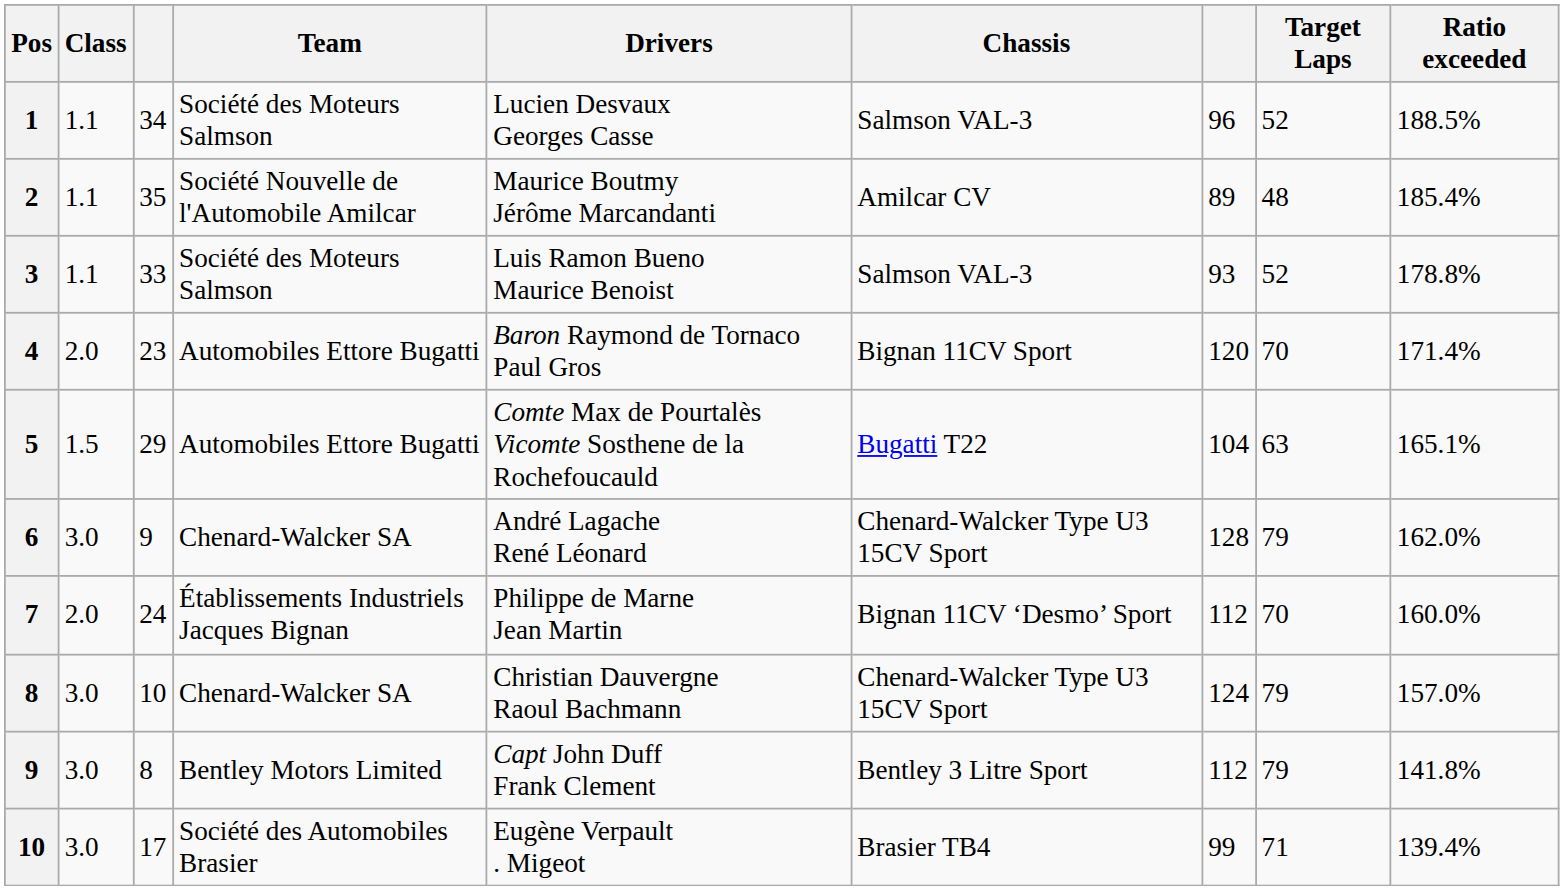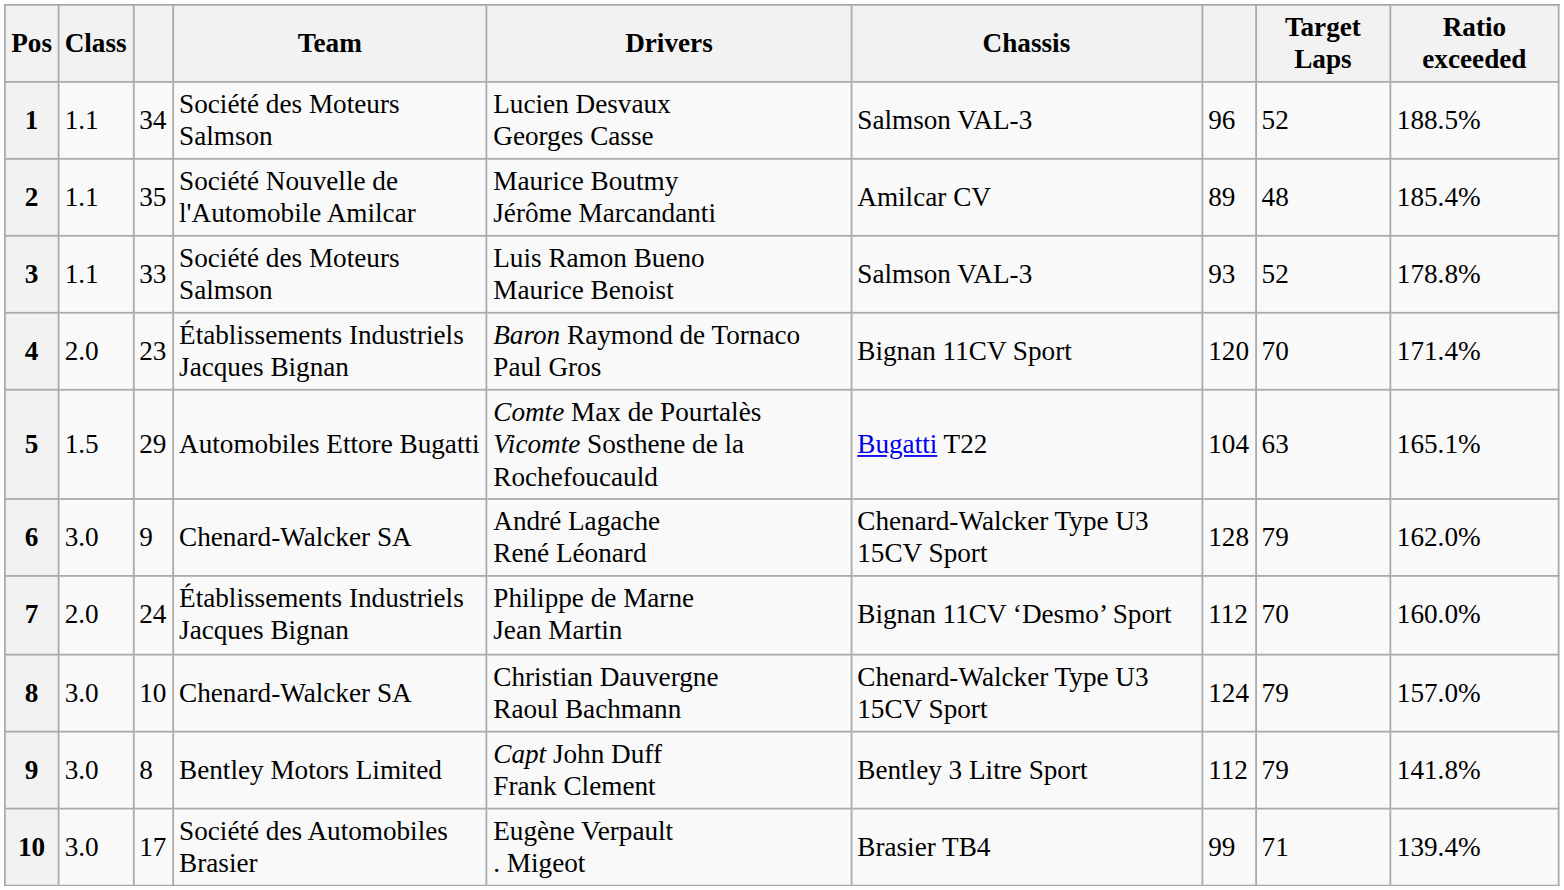(329, 351) Automobiles Ettore Bugatti -> (321, 351) Établissements Industriels Jacques Bignan
